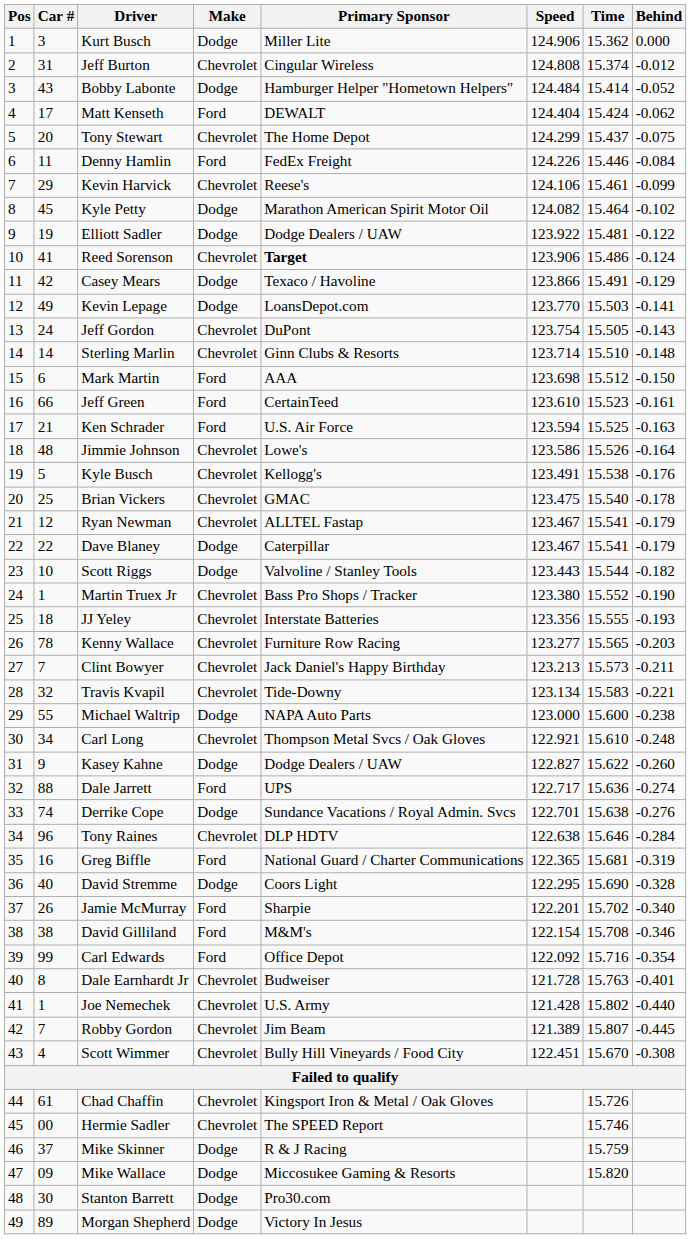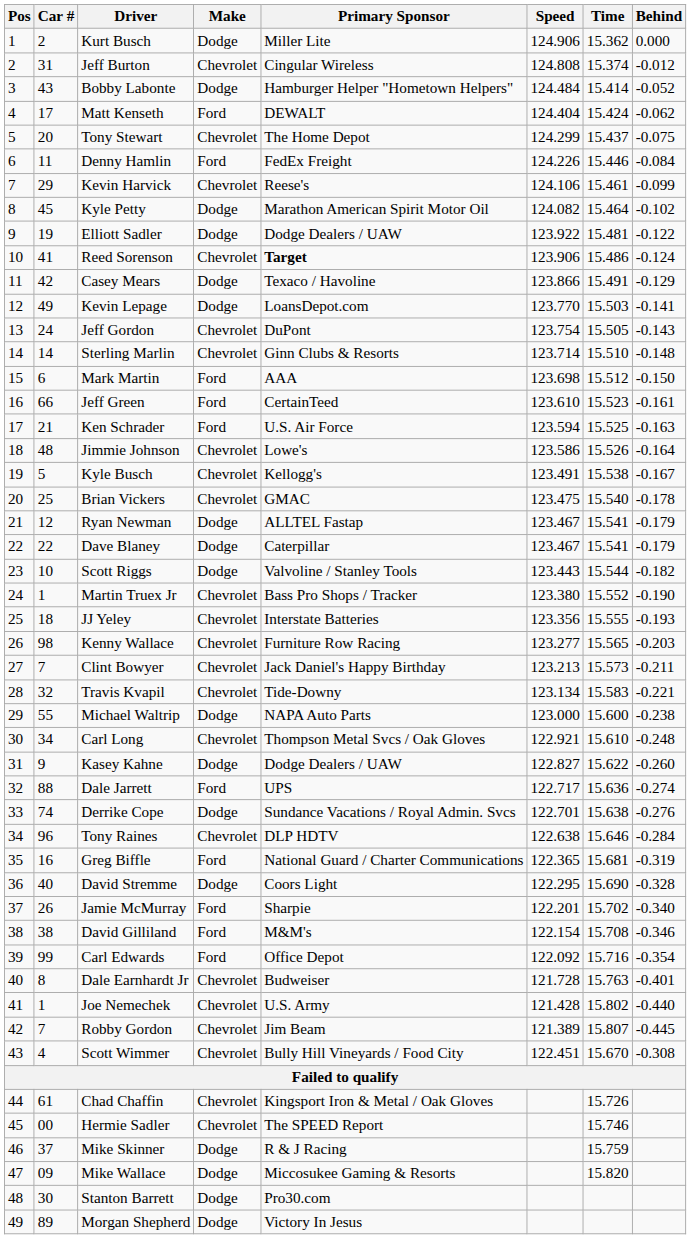(42, 40) 3 -> (42, 40) 2
(655, 474) -0.176 -> (655, 474) -0.167
(227, 522) Chevrolet -> (218, 522) Dodge
(45, 643) 78 -> (45, 643) 98
